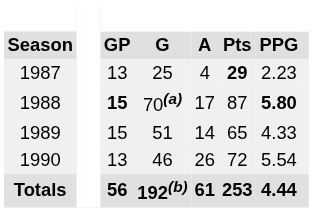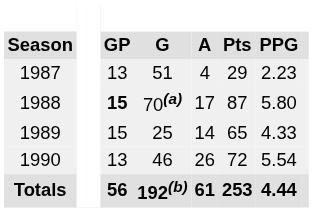(162, 72) 25 -> (162, 72) 51
(237, 72) bold -> (237, 72) normal
(279, 103) bold -> (279, 103) normal
(162, 133) 51 -> (162, 133) 25
